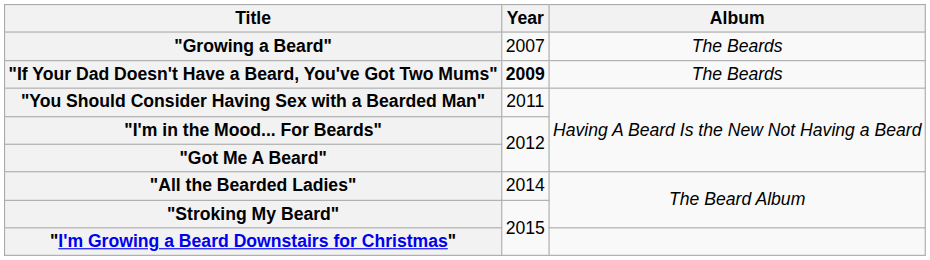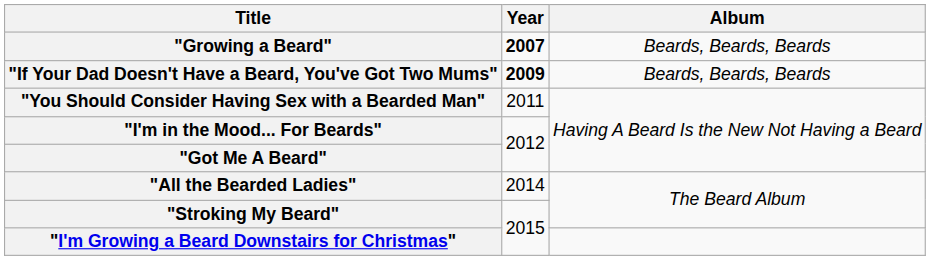(525, 46) normal -> (525, 46) bold
(737, 46) The Beards -> (737, 46) Beards, Beards, Beards
(737, 74) The Beards -> (737, 74) Beards, Beards, Beards
